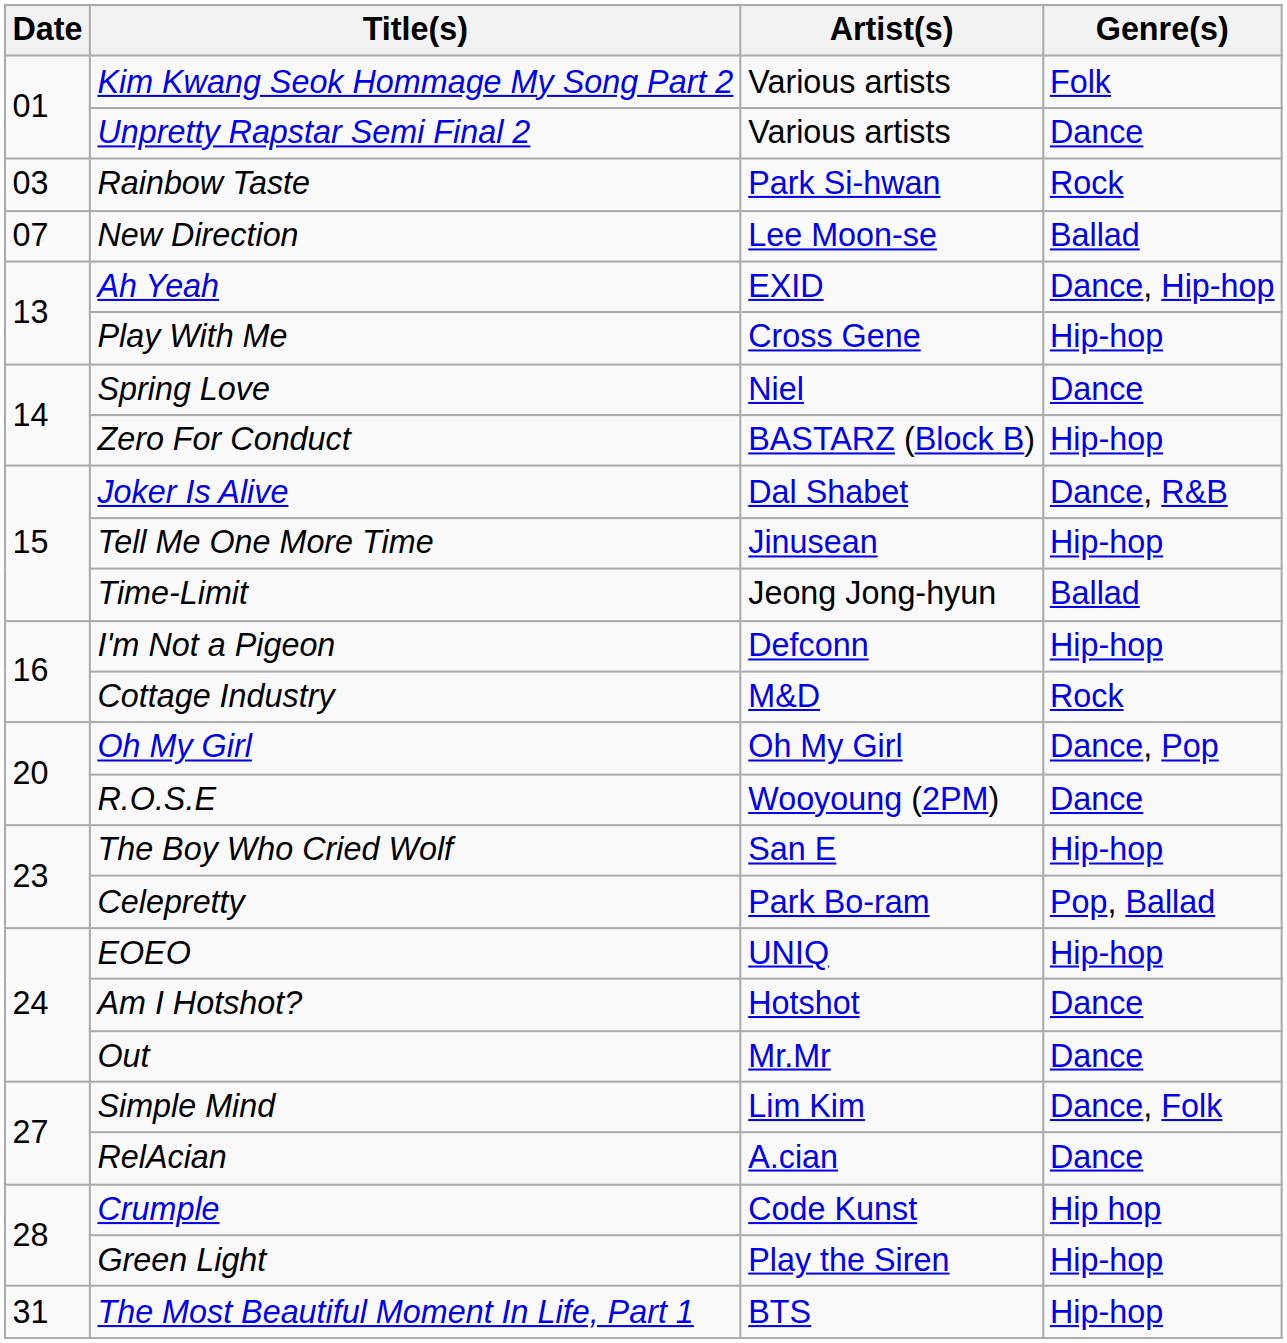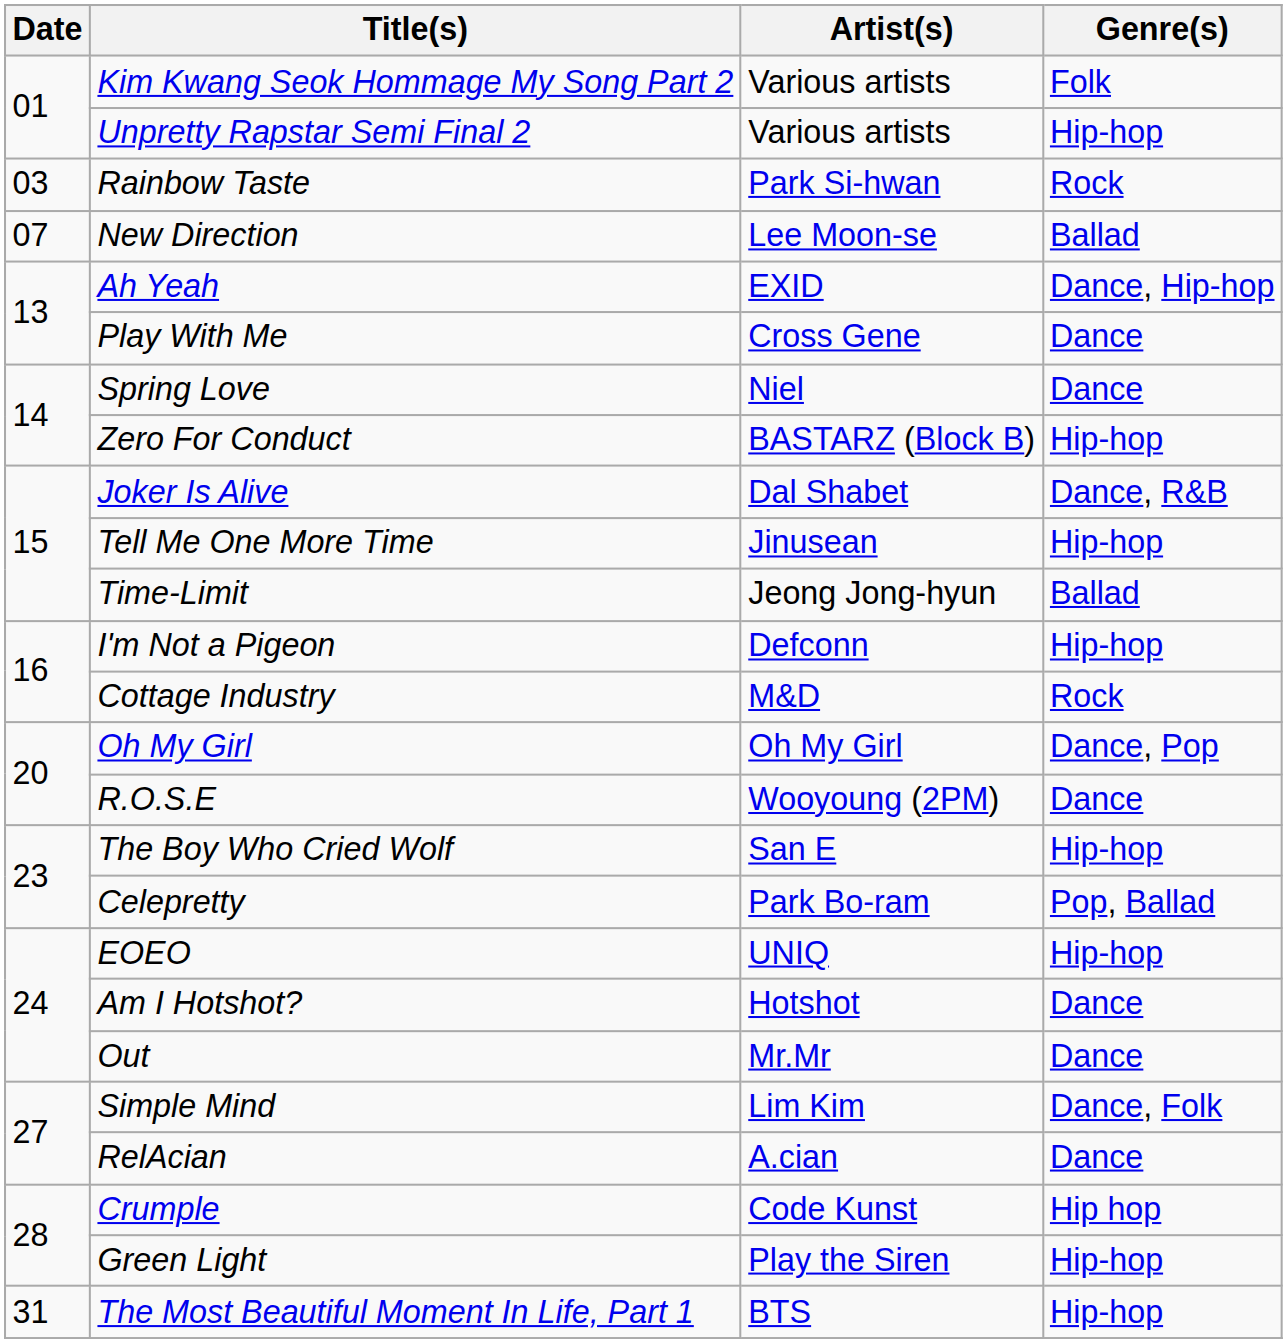(1097, 132) Dance -> (1107, 132) Hip-hop
(1107, 337) Hip-hop -> (1097, 337) Dance
